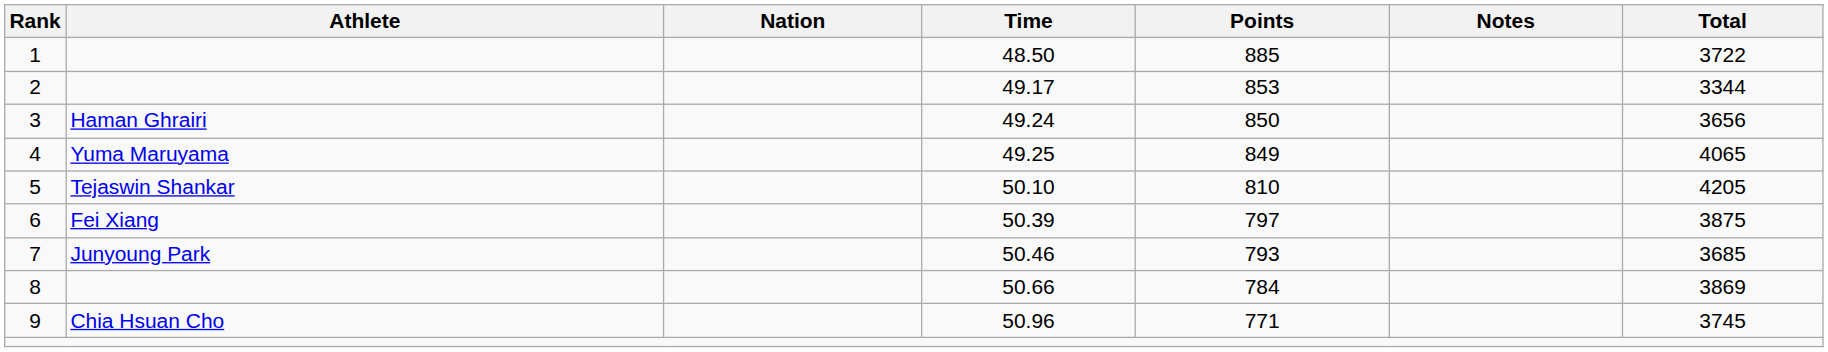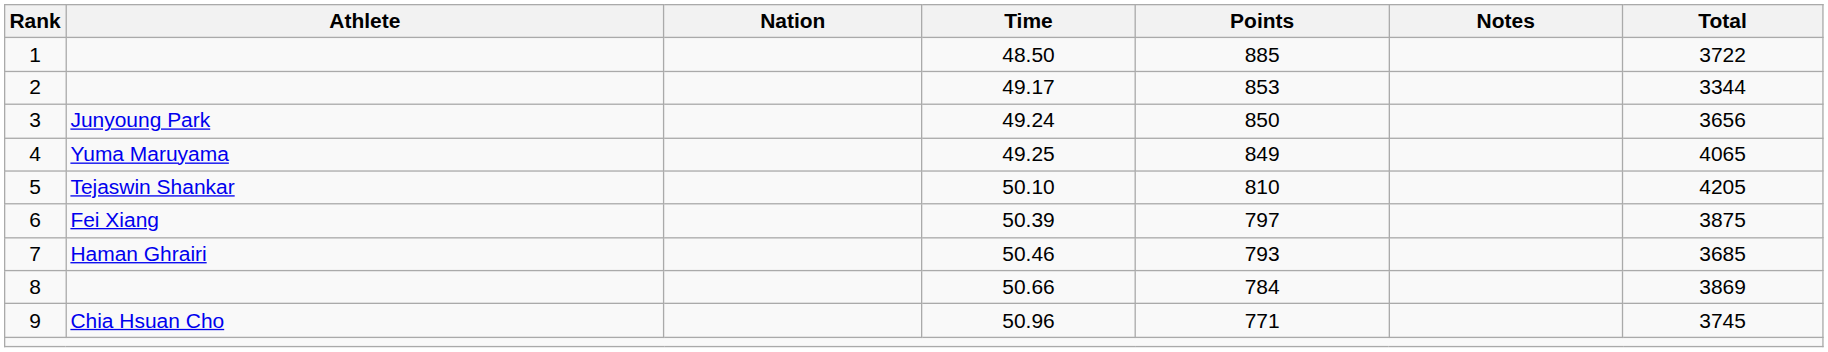(139, 120) Haman Ghrairi -> (140, 120) Junyoung Park
(140, 253) Junyoung Park -> (139, 253) Haman Ghrairi
